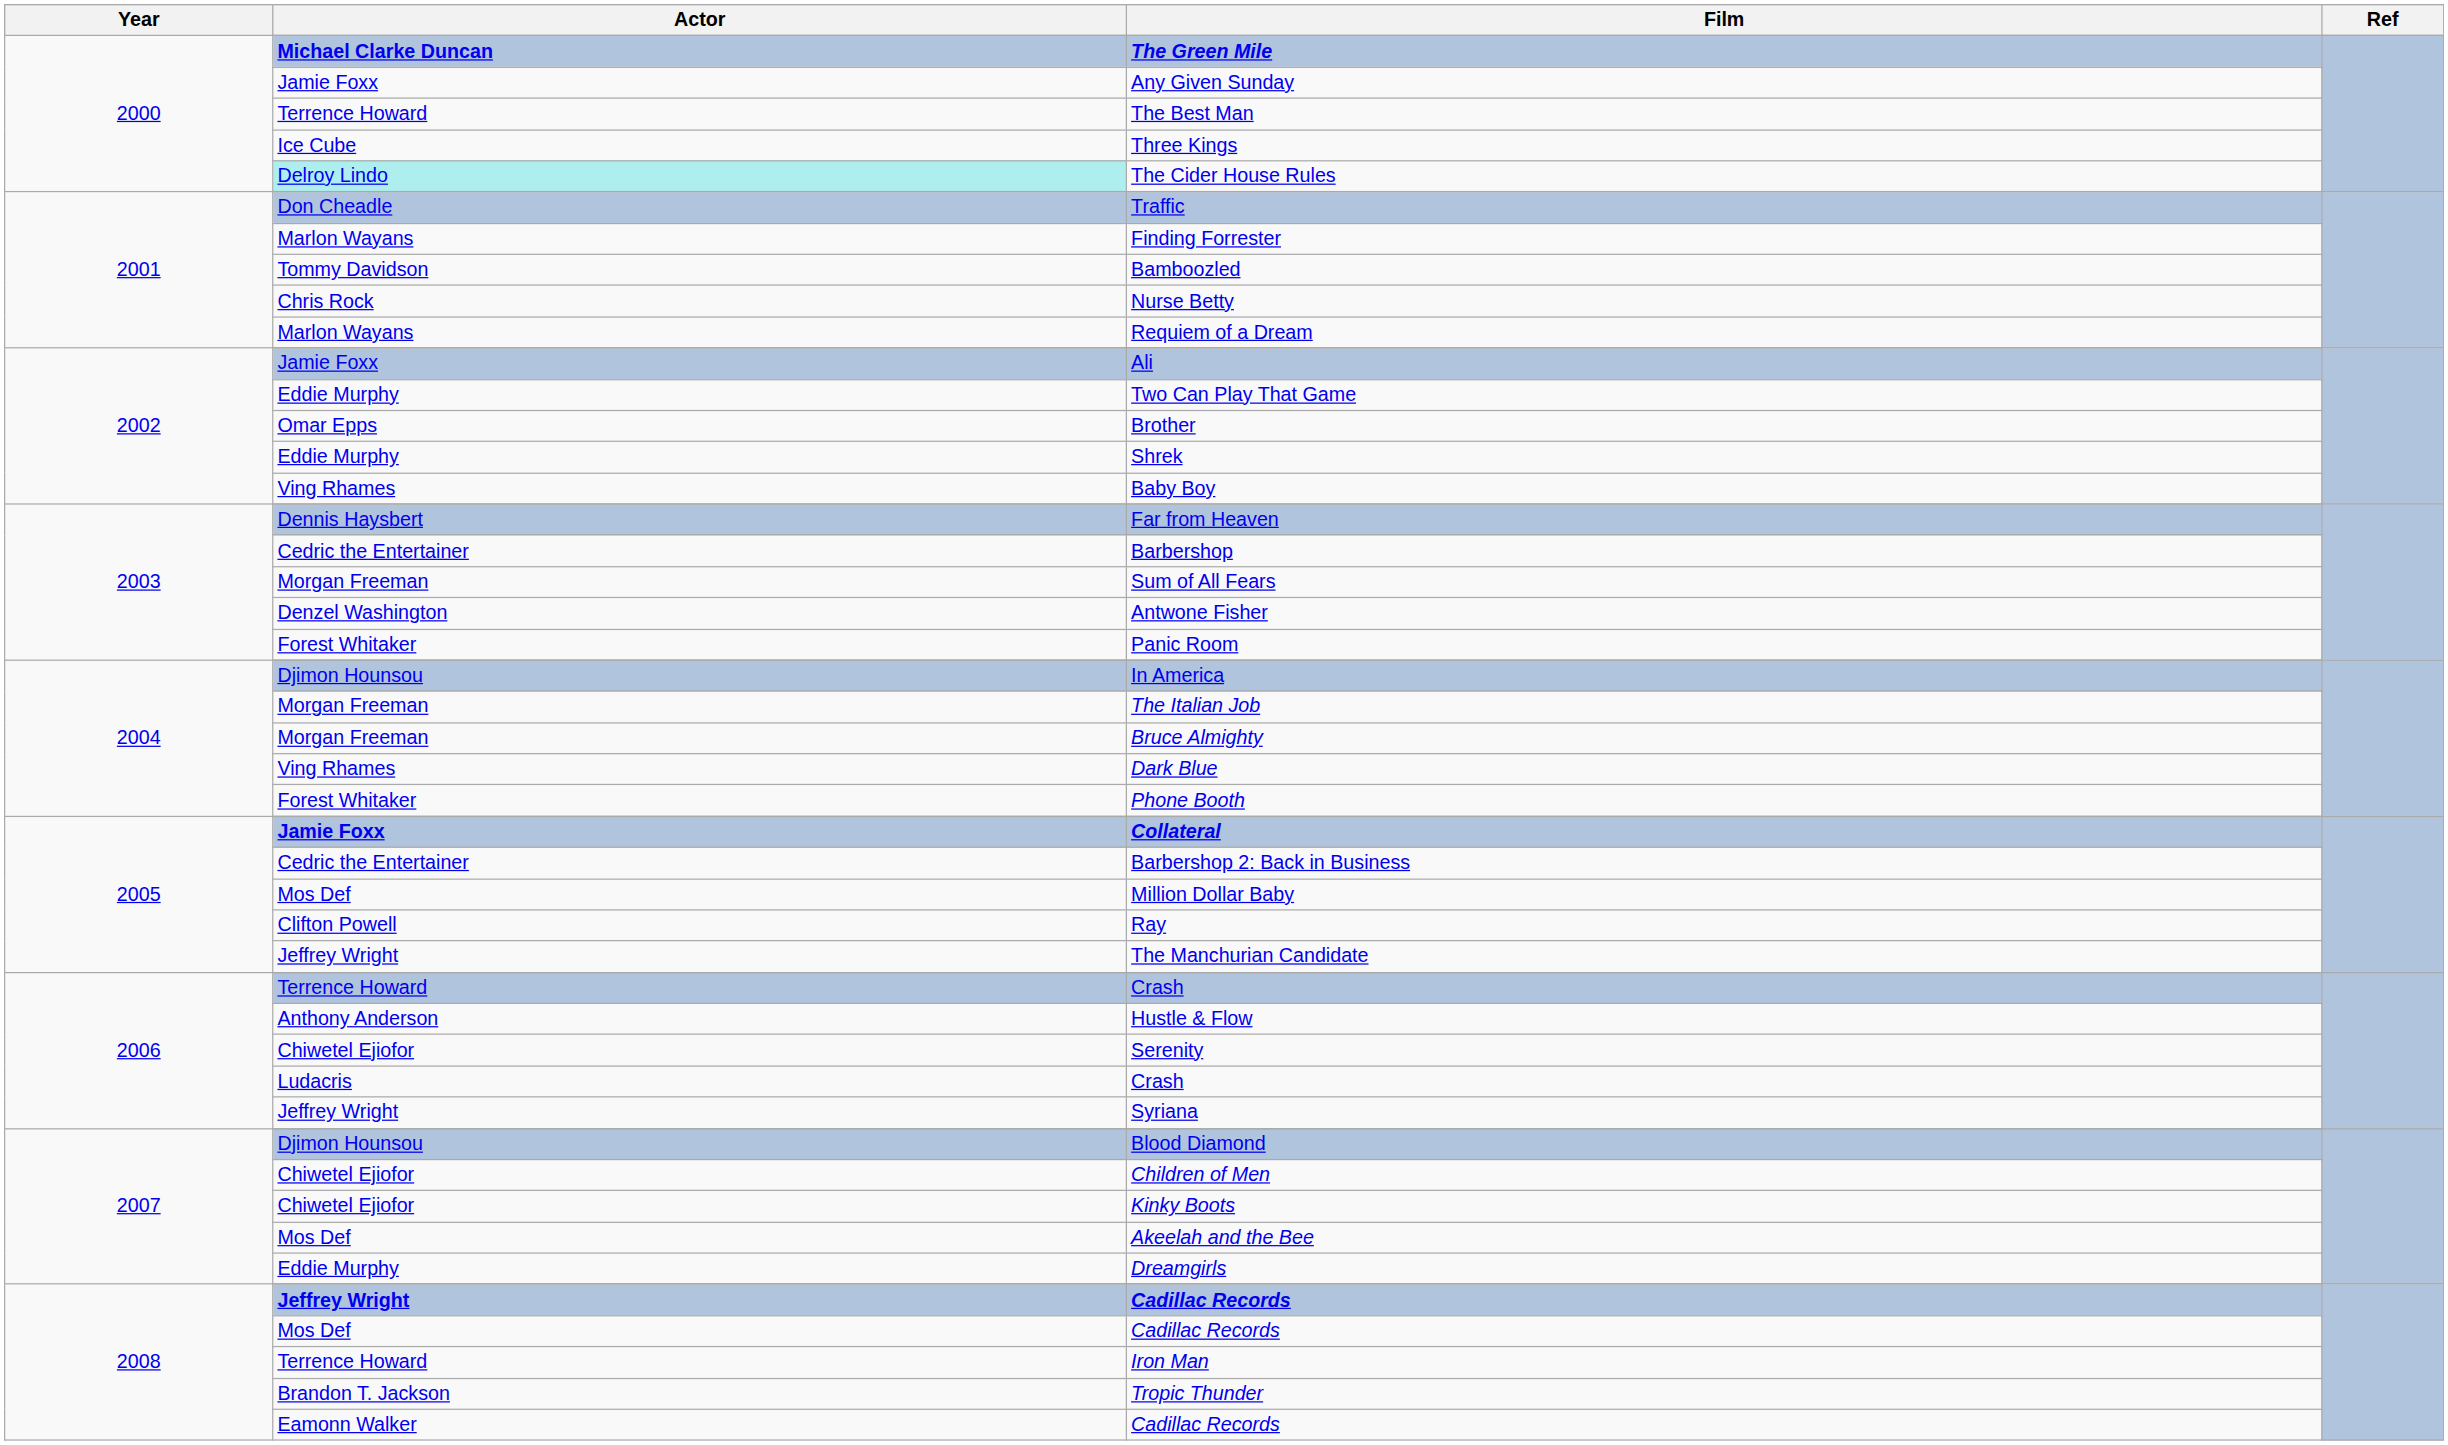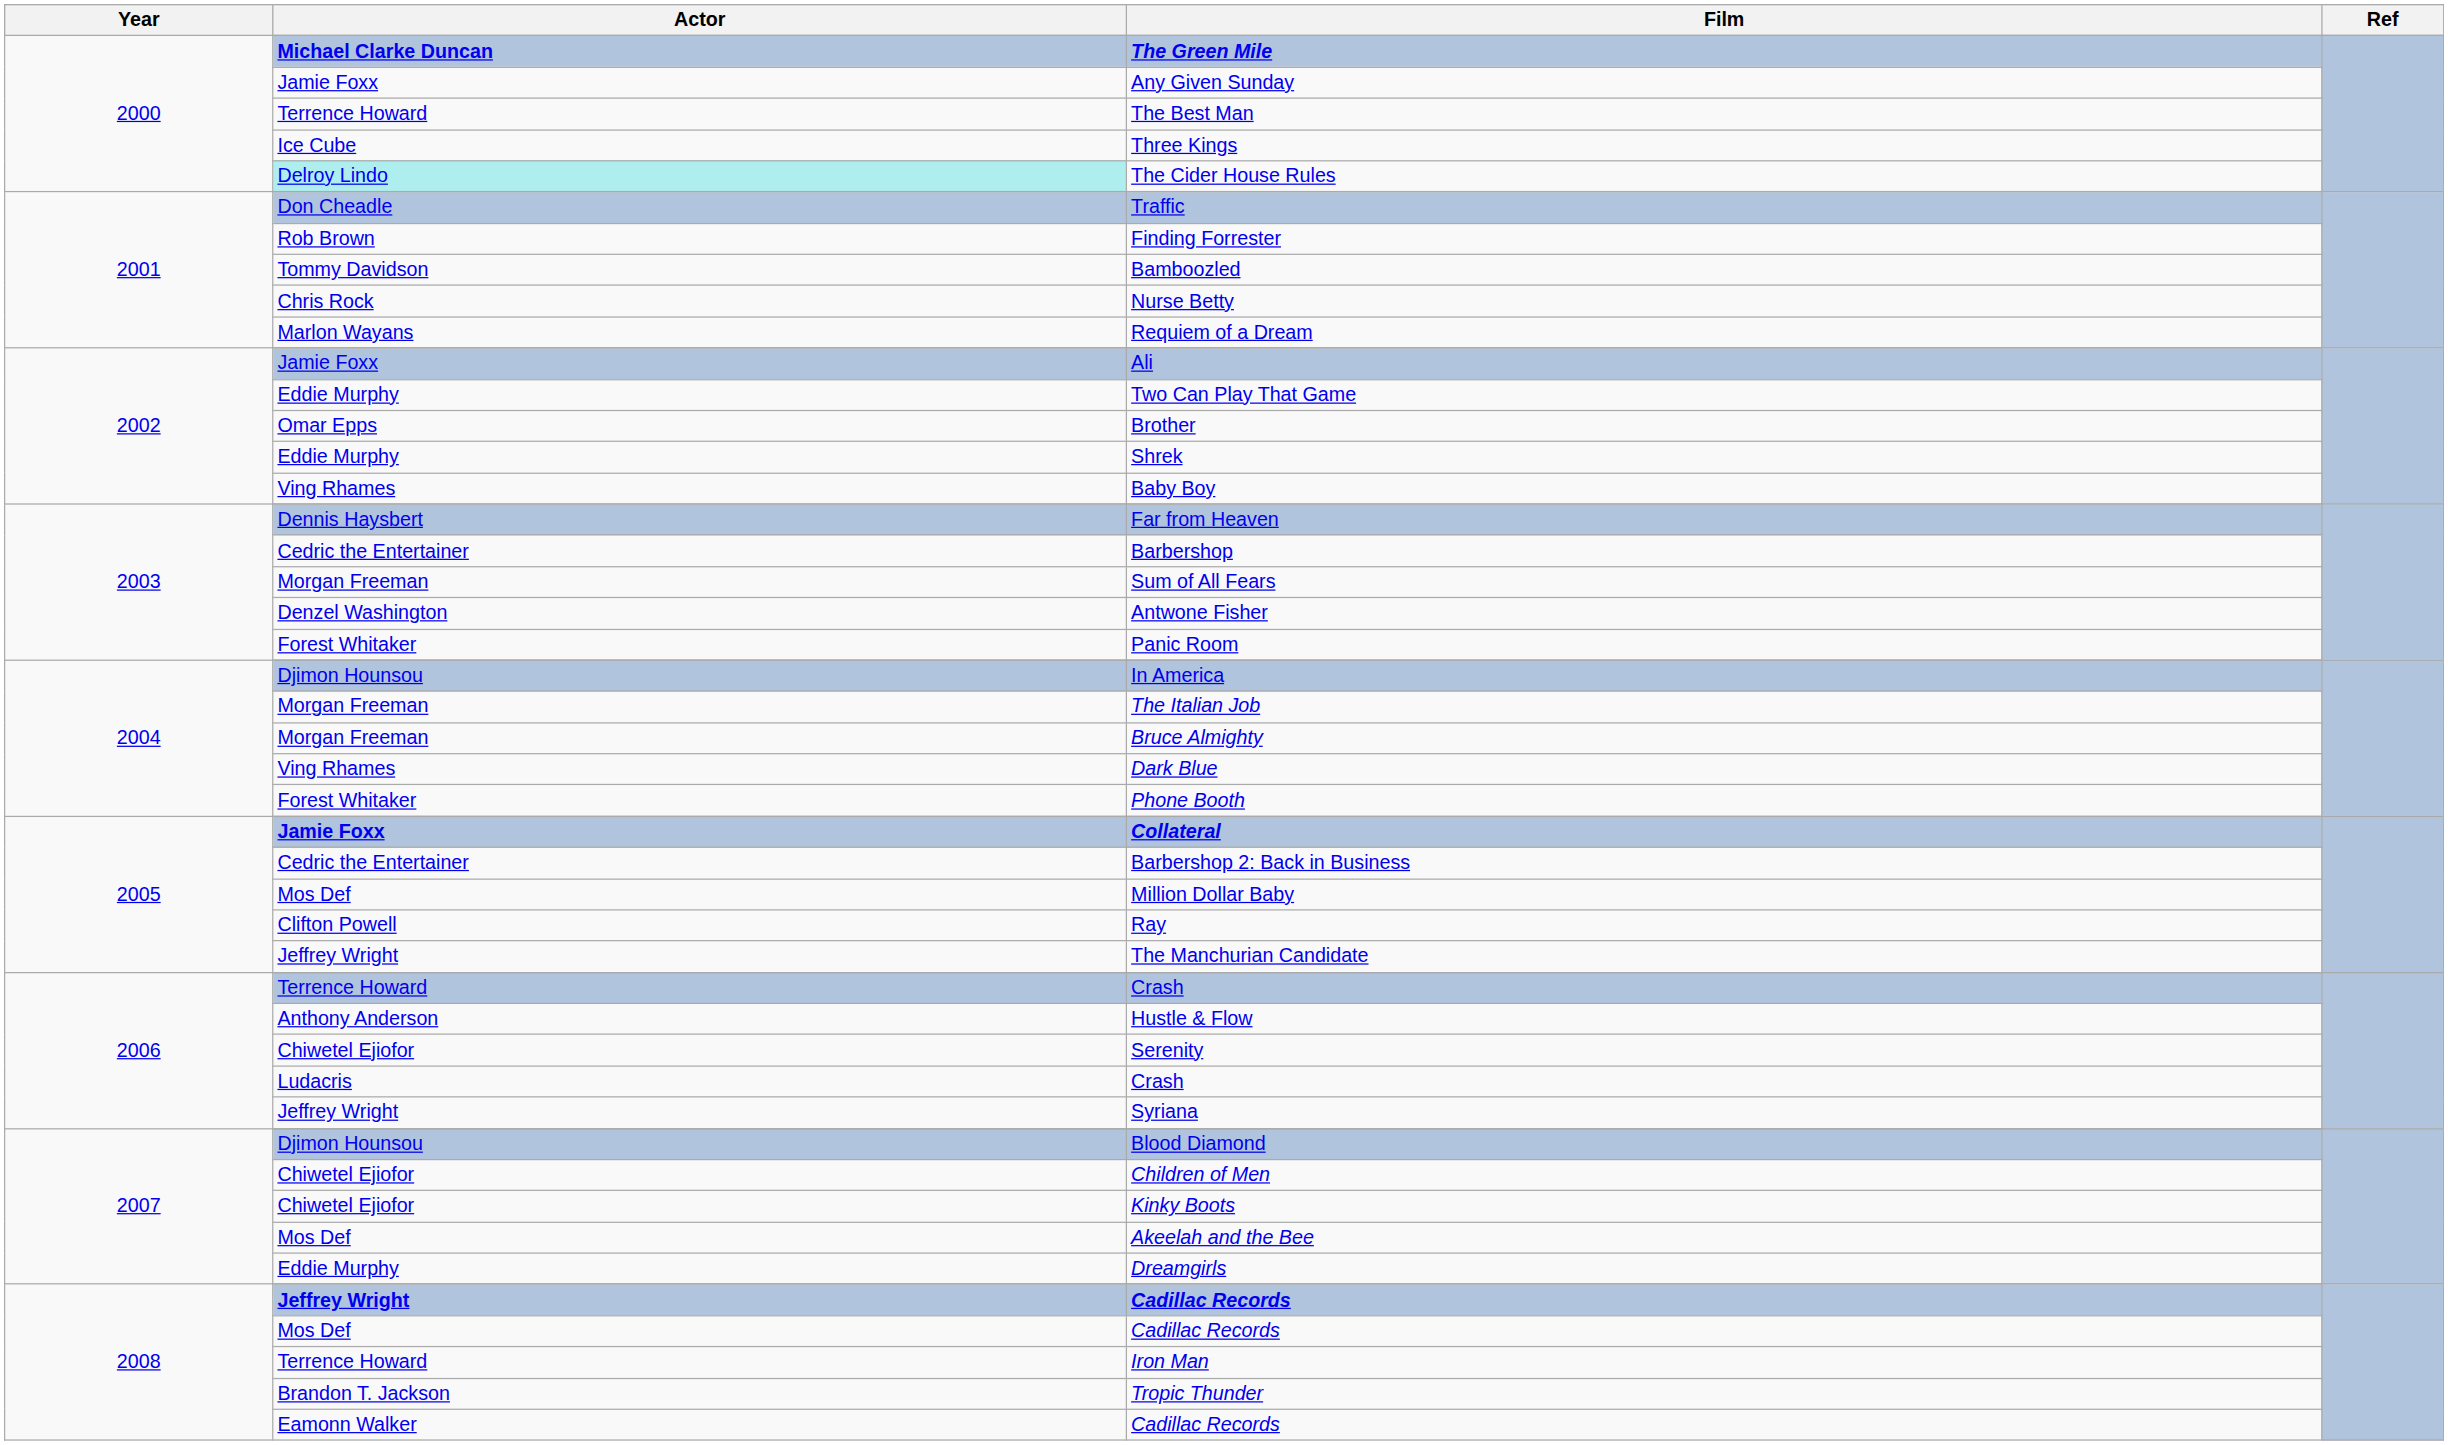(345, 238) Marlon Wayans -> (326, 238) Rob Brown
